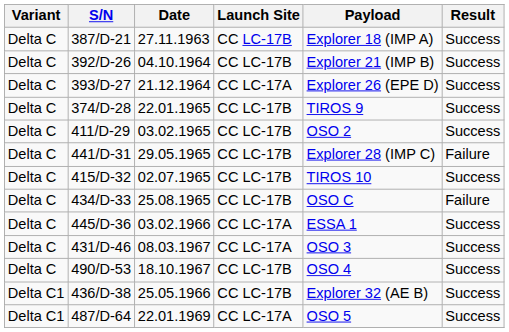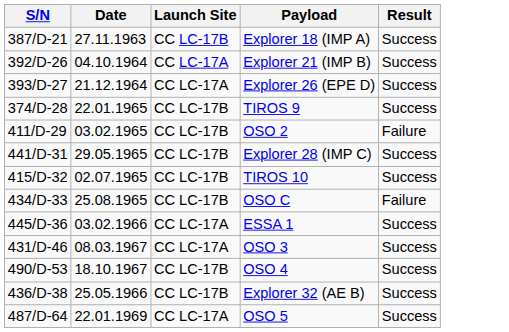- column: (36, 16)
(255, 62) CC LC-17B -> (191, 62) CC LC-17A
(473, 131) Success -> (404, 131) Failure
(467, 154) Failure -> (409, 154) Success
